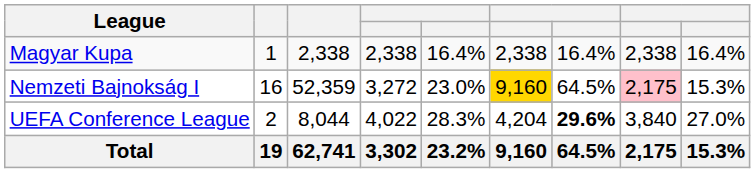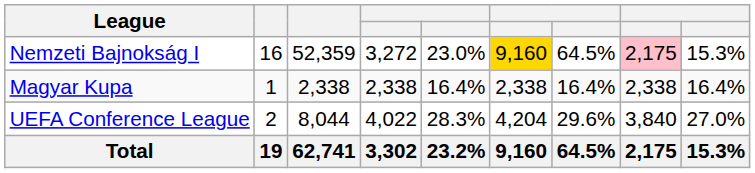rows swapped: (104, 86) <-> (71, 53)
(586, 118) bold -> (586, 118) normal
